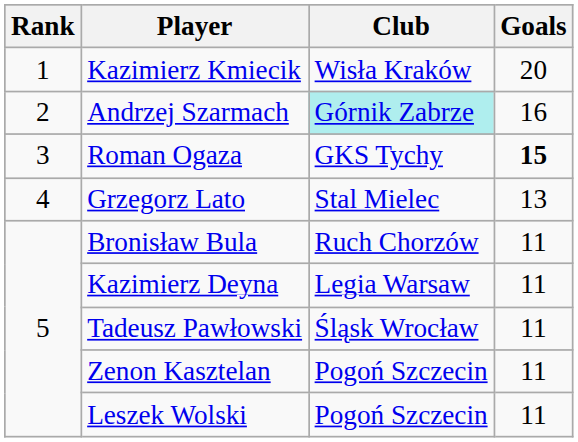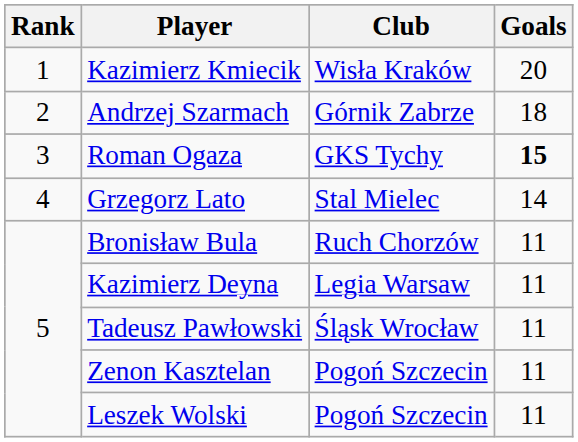(394, 112) paleturquoise background -> (394, 112) no background
(533, 112) 16 -> (533, 112) 18
(533, 198) 13 -> (533, 198) 14
